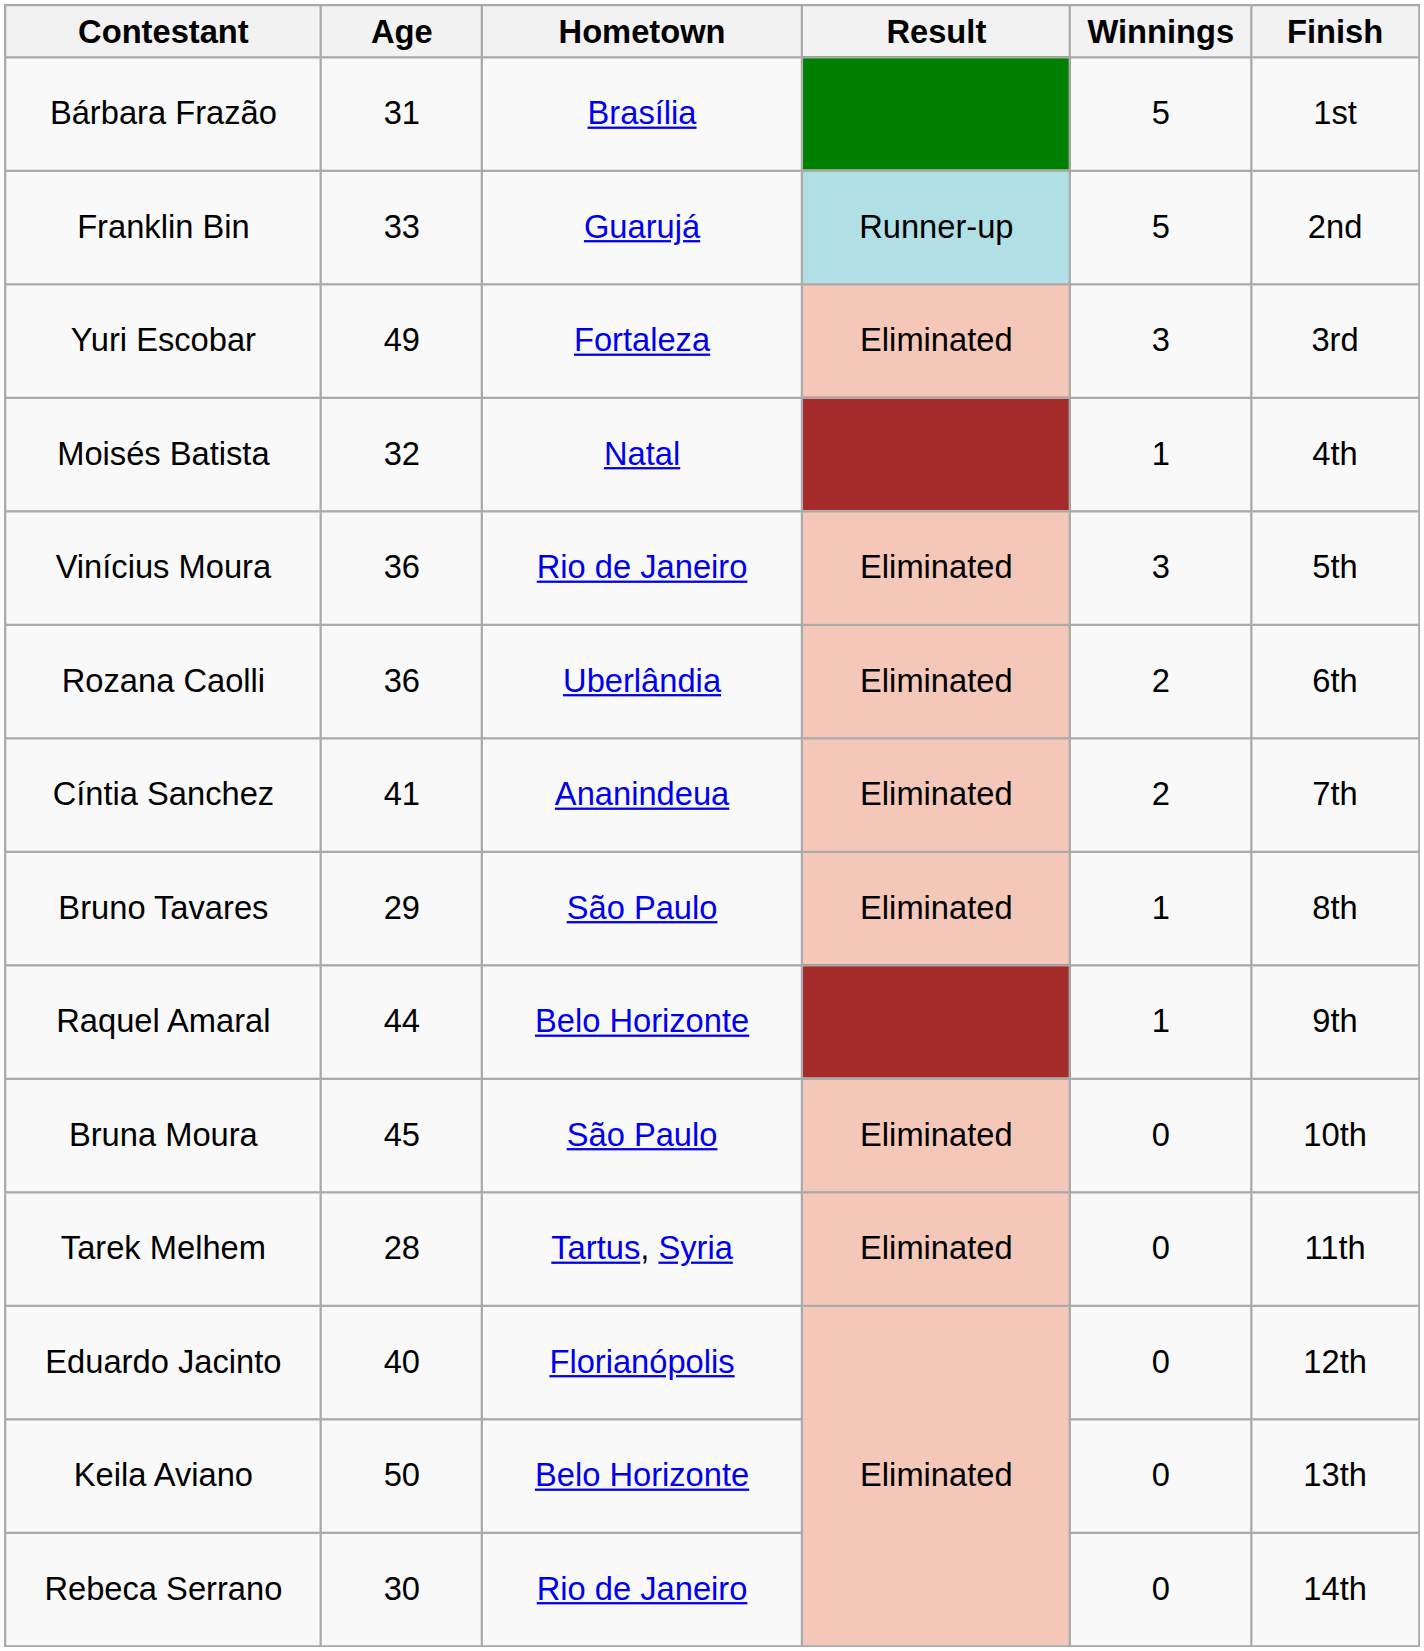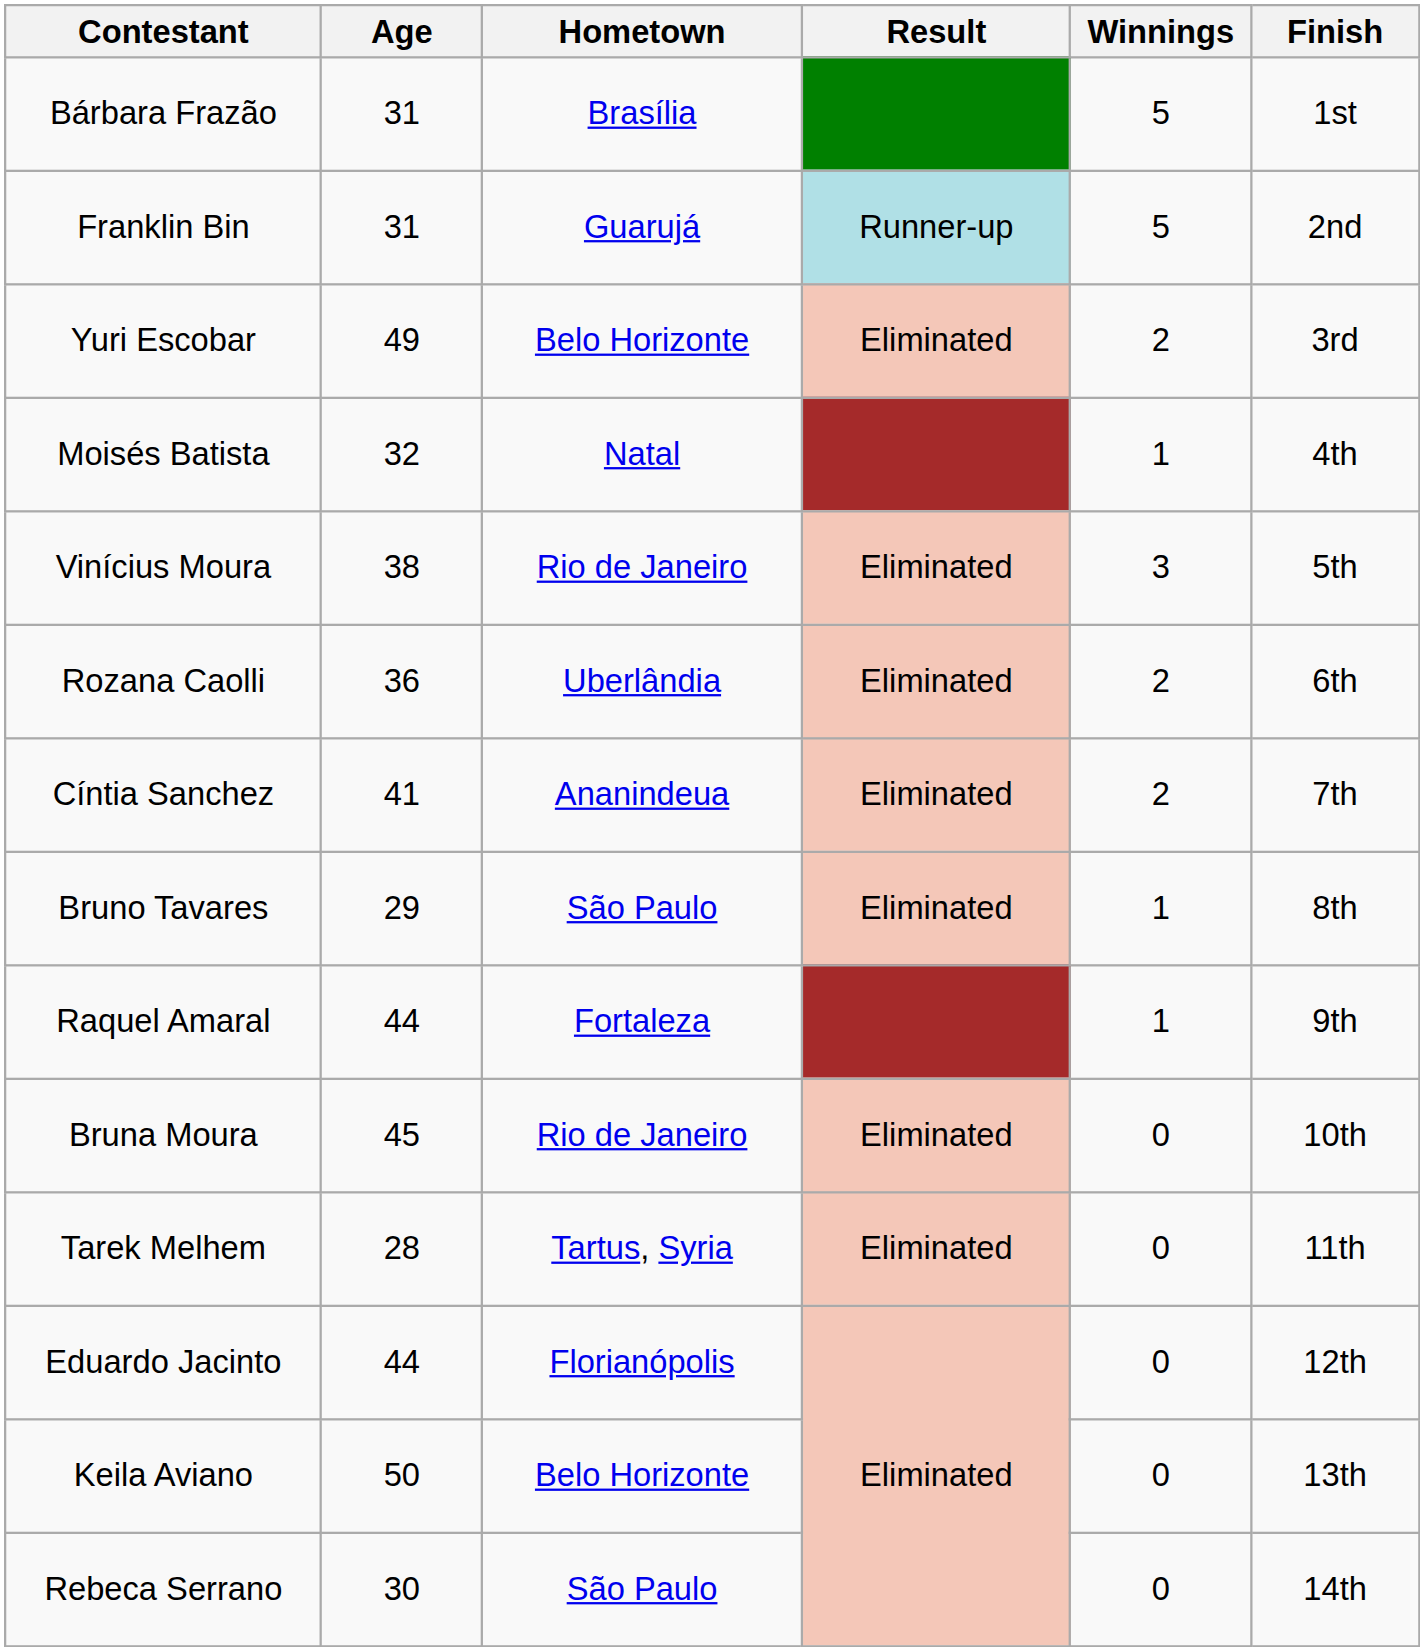(402, 227) 33 -> (402, 227) 31
(642, 341) Fortaleza -> (642, 341) Belo Horizonte
(1161, 341) 3 -> (1161, 341) 2
(402, 568) 36 -> (402, 568) 38
(642, 1022) Belo Horizonte -> (642, 1022) Fortaleza
(642, 1135) São Paulo -> (642, 1135) Rio de Janeiro
(402, 1362) 40 -> (402, 1362) 44
(642, 1589) Rio de Janeiro -> (642, 1589) São Paulo
